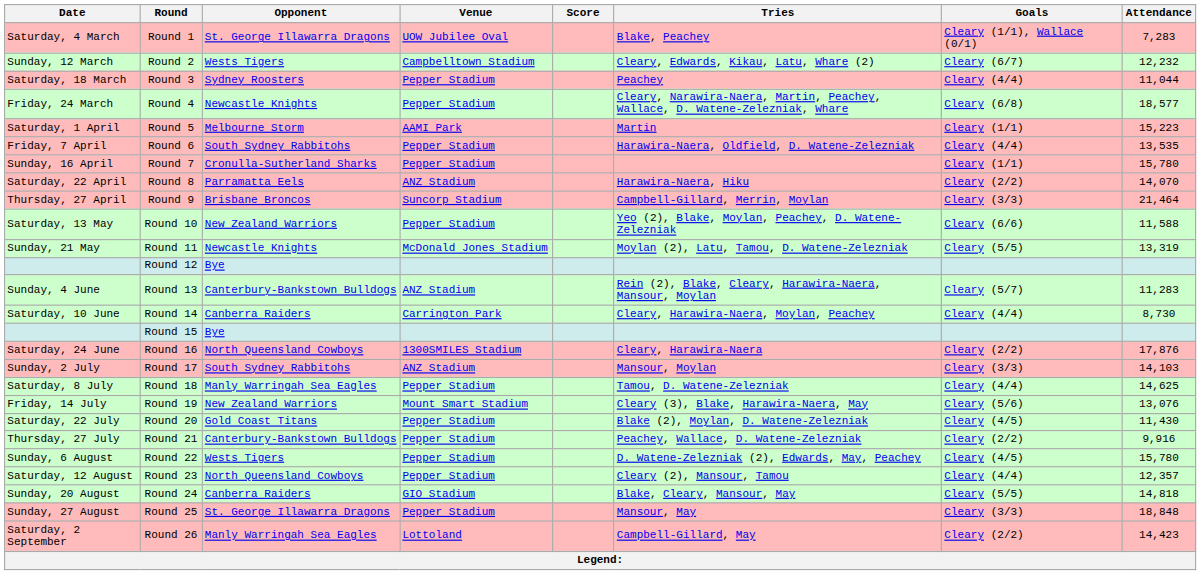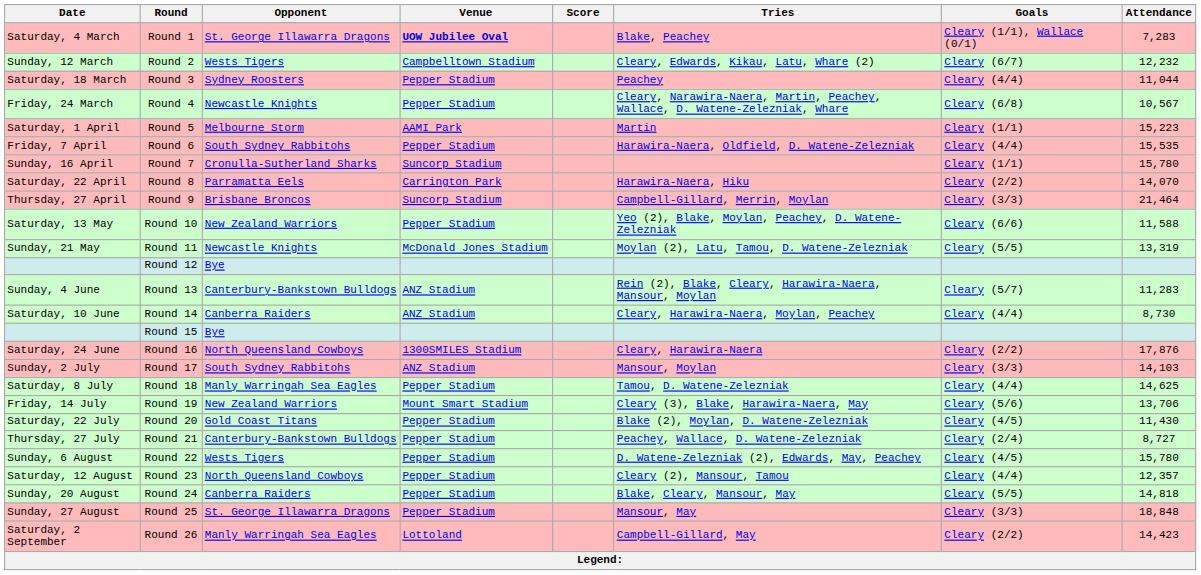(455, 37) normal -> (455, 37) bold
(1159, 104) 18,577 -> (1159, 104) 10,567
(1159, 146) 13,535 -> (1159, 146) 15,535
(449, 164) Pepper Stadium -> (452, 164) Suncorp Stadium
(439, 182) ANZ Stadium -> (452, 182) Carrington Park
(452, 314) Carrington Park -> (439, 314) ANZ Stadium
(1159, 404) 13,076 -> (1159, 404) 13,706
(984, 440) Cleary (2/2) -> (984, 440) Cleary (2/4)
(1159, 440) 9,916 -> (1159, 440) 8,727
(439, 494) GIO Stadium -> (449, 494) Pepper Stadium
